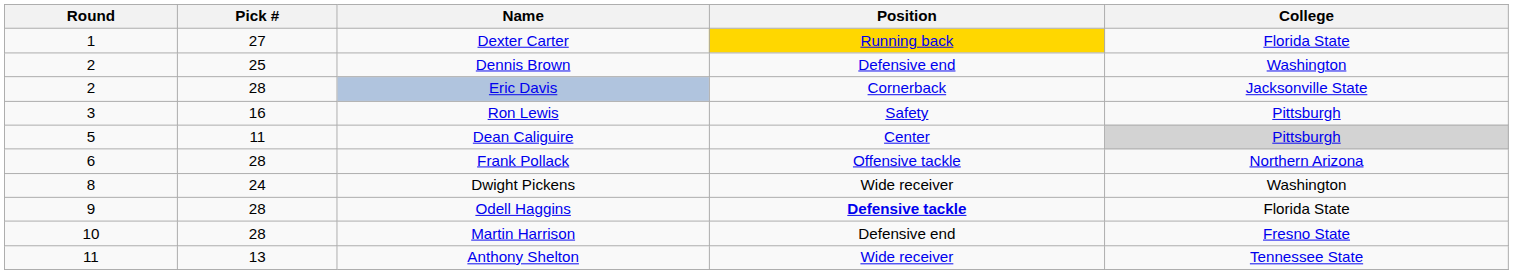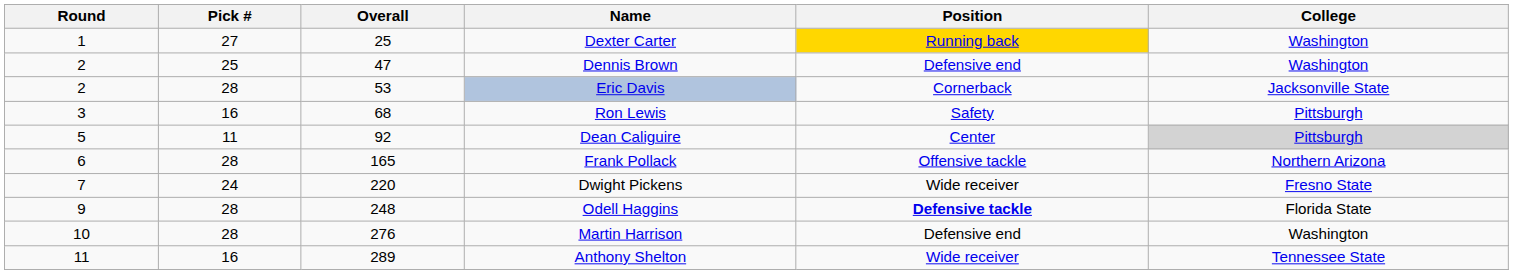+ column: (383, 16)
(1307, 40) Florida State -> (1328, 40) Washington
(91, 185) 8 -> (82, 185) 7
(1307, 185) Washington -> (1328, 185) Fresno State
(1307, 233) Fresno State -> (1328, 233) Washington
(257, 257) 13 -> (230, 257) 16
